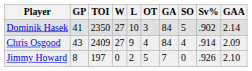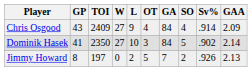rows swapped: (34, 43) <-> (37, 27)
(183, 58) 0 -> (183, 58) 2
(232, 58) 2.10 -> (232, 58) 2.13
